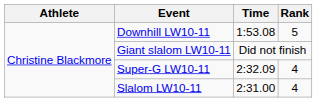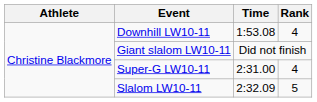(295, 32) 5 -> (295, 32) 4
(256, 69) 2:32.09 -> (256, 69) 2:31.00
(256, 87) 2:31.00 -> (256, 87) 2:32.09
(295, 87) 4 -> (295, 87) 5
